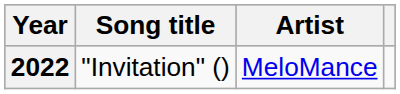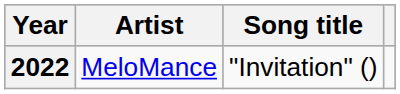columns swapped: (156, 25) <-> (310, 25)
